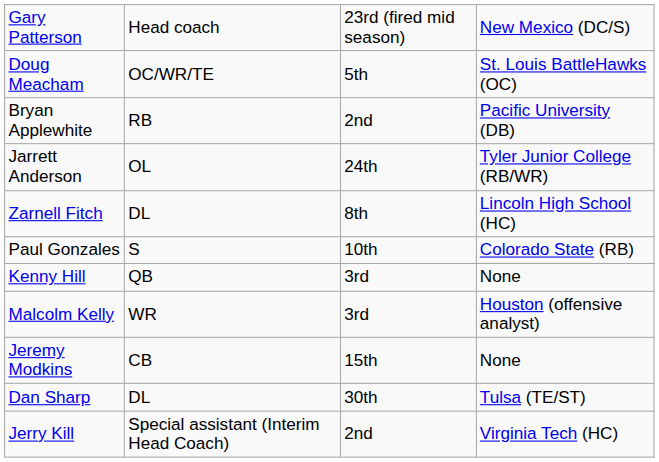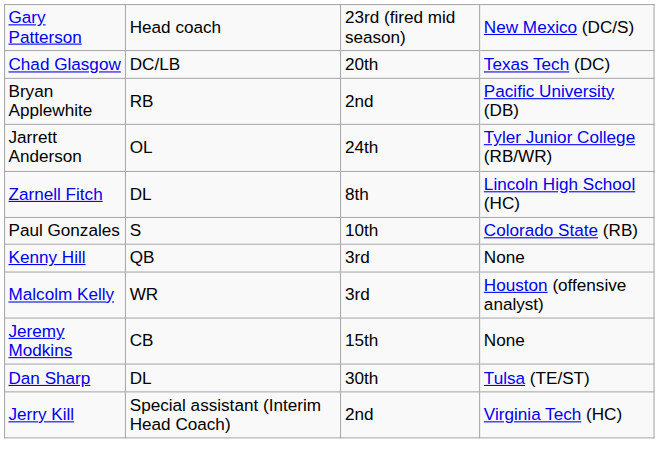- row: (46, 74)
+ row: (65, 64)
